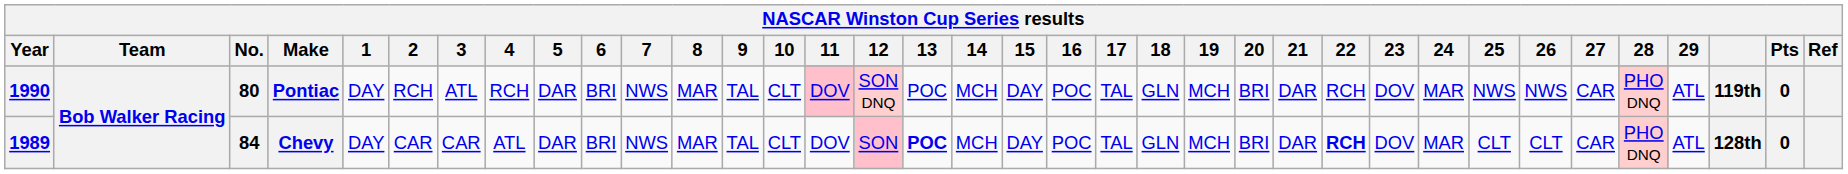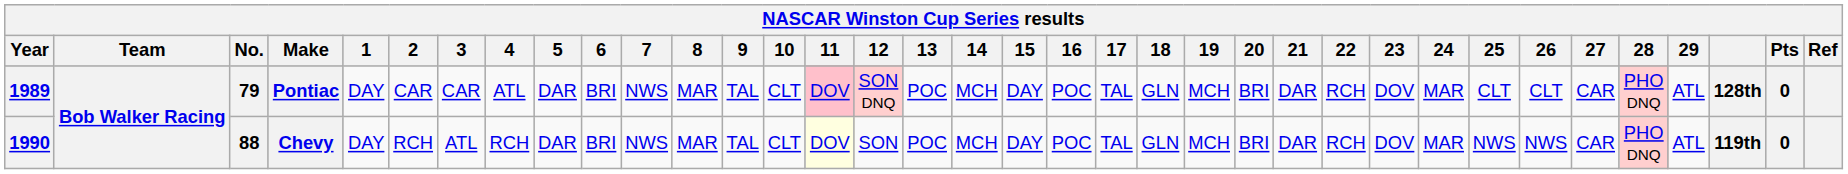(30, 91) 1990 -> (30, 91) 1989
(249, 91) 80 -> (249, 91) 79
(413, 91) RCH -> (413, 91) CAR
(461, 91) ATL -> (461, 91) CAR
(509, 91) RCH -> (509, 91) ATL
(1494, 91) NWS -> (1494, 91) CLT
(1546, 91) NWS -> (1546, 91) CLT
(1738, 91) 119th -> (1738, 91) 128th
(30, 143) 1989 -> (30, 143) 1990
(249, 143) 84 -> (249, 143) 88
(413, 143) CAR -> (413, 143) RCH
(461, 143) CAR -> (461, 143) ATL
(509, 143) ATL -> (509, 143) RCH
(830, 143) no background -> (830, 143) lightyellow background
(878, 143) pink background -> (878, 143) no background
(927, 143) bold -> (927, 143) normal
(1346, 143) bold -> (1346, 143) normal
(1494, 143) CLT -> (1494, 143) NWS
(1546, 143) CLT -> (1546, 143) NWS
(1738, 143) 128th -> (1738, 143) 119th
